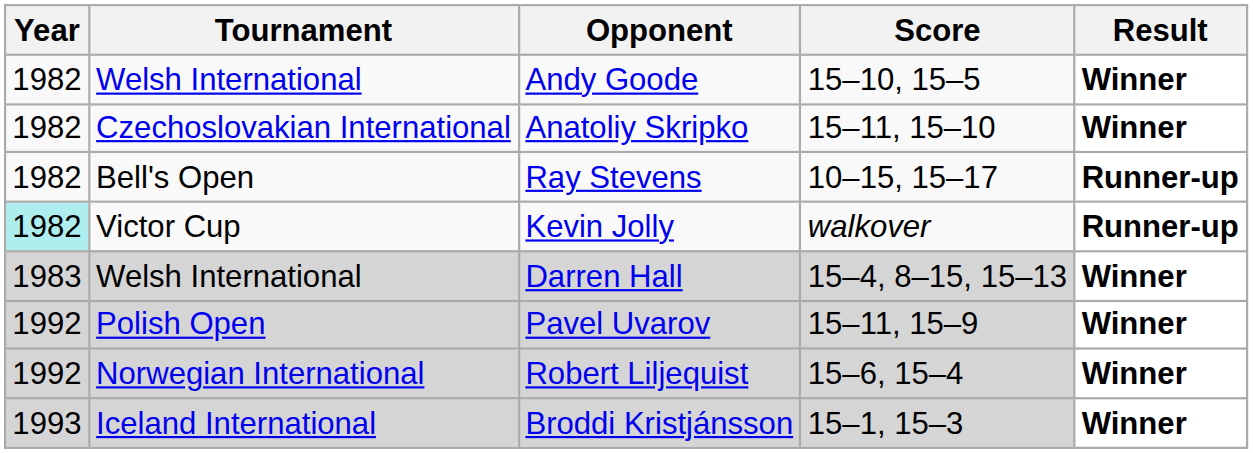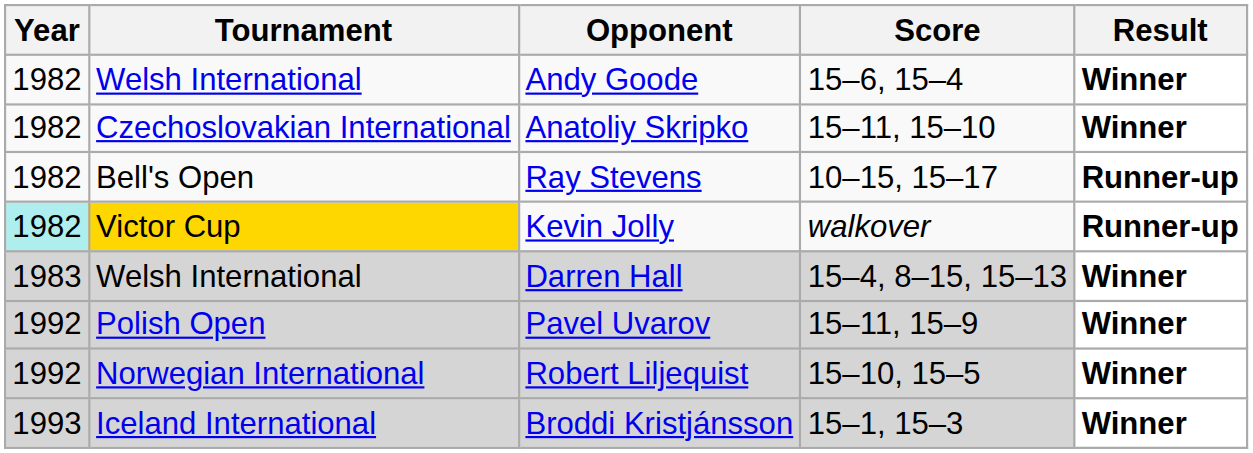(894, 79) 15–10, 15–5 -> (886, 79) 15–6, 15–4
(168, 227) no background -> (168, 227) gold background
(886, 374) 15–6, 15–4 -> (894, 374) 15–10, 15–5
